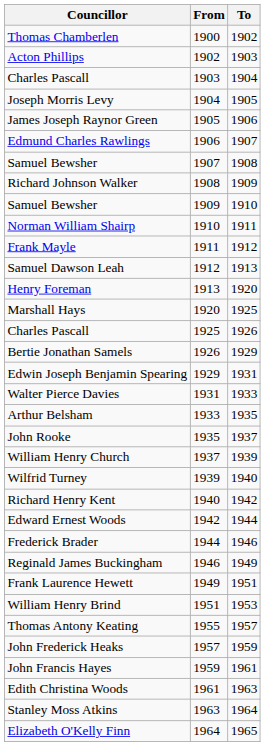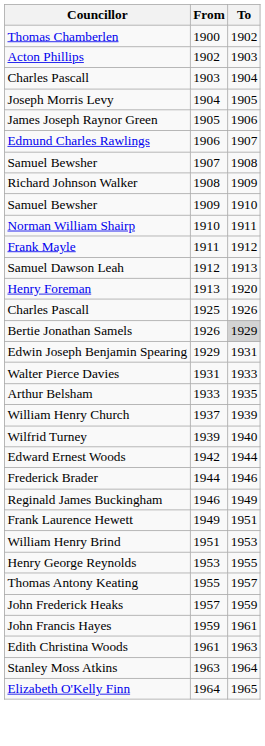- row: (46, 309)
(244, 352) no background -> (244, 330) lightgrey background
- row: (39, 436)
- row: (61, 499)
+ row: (72, 562)
